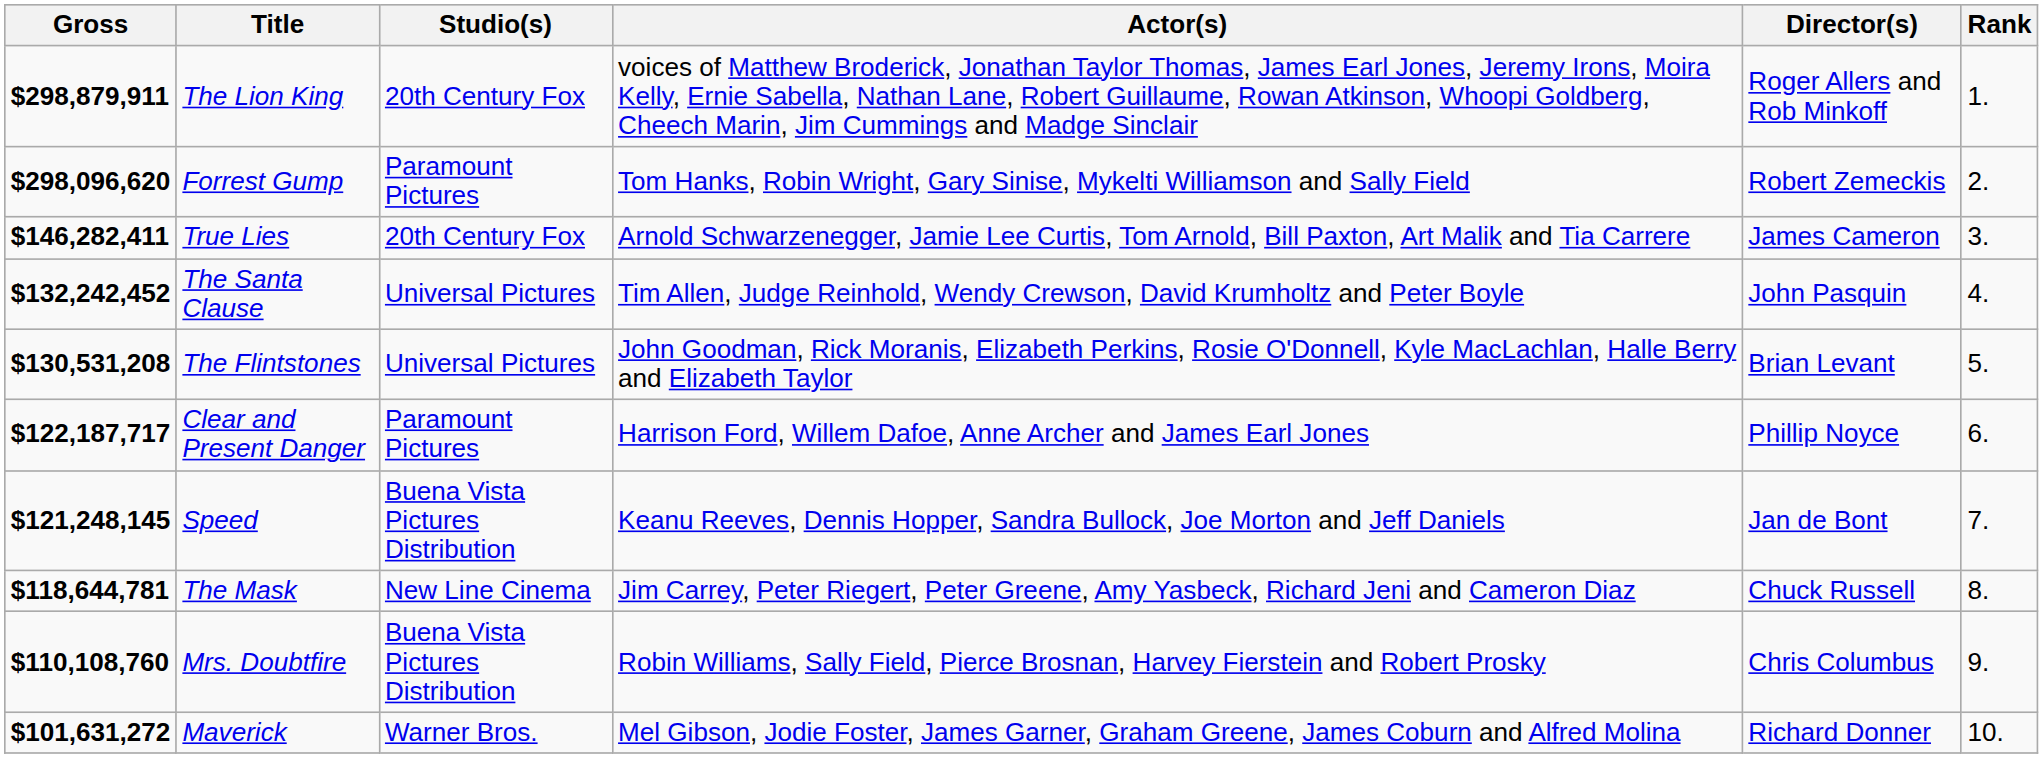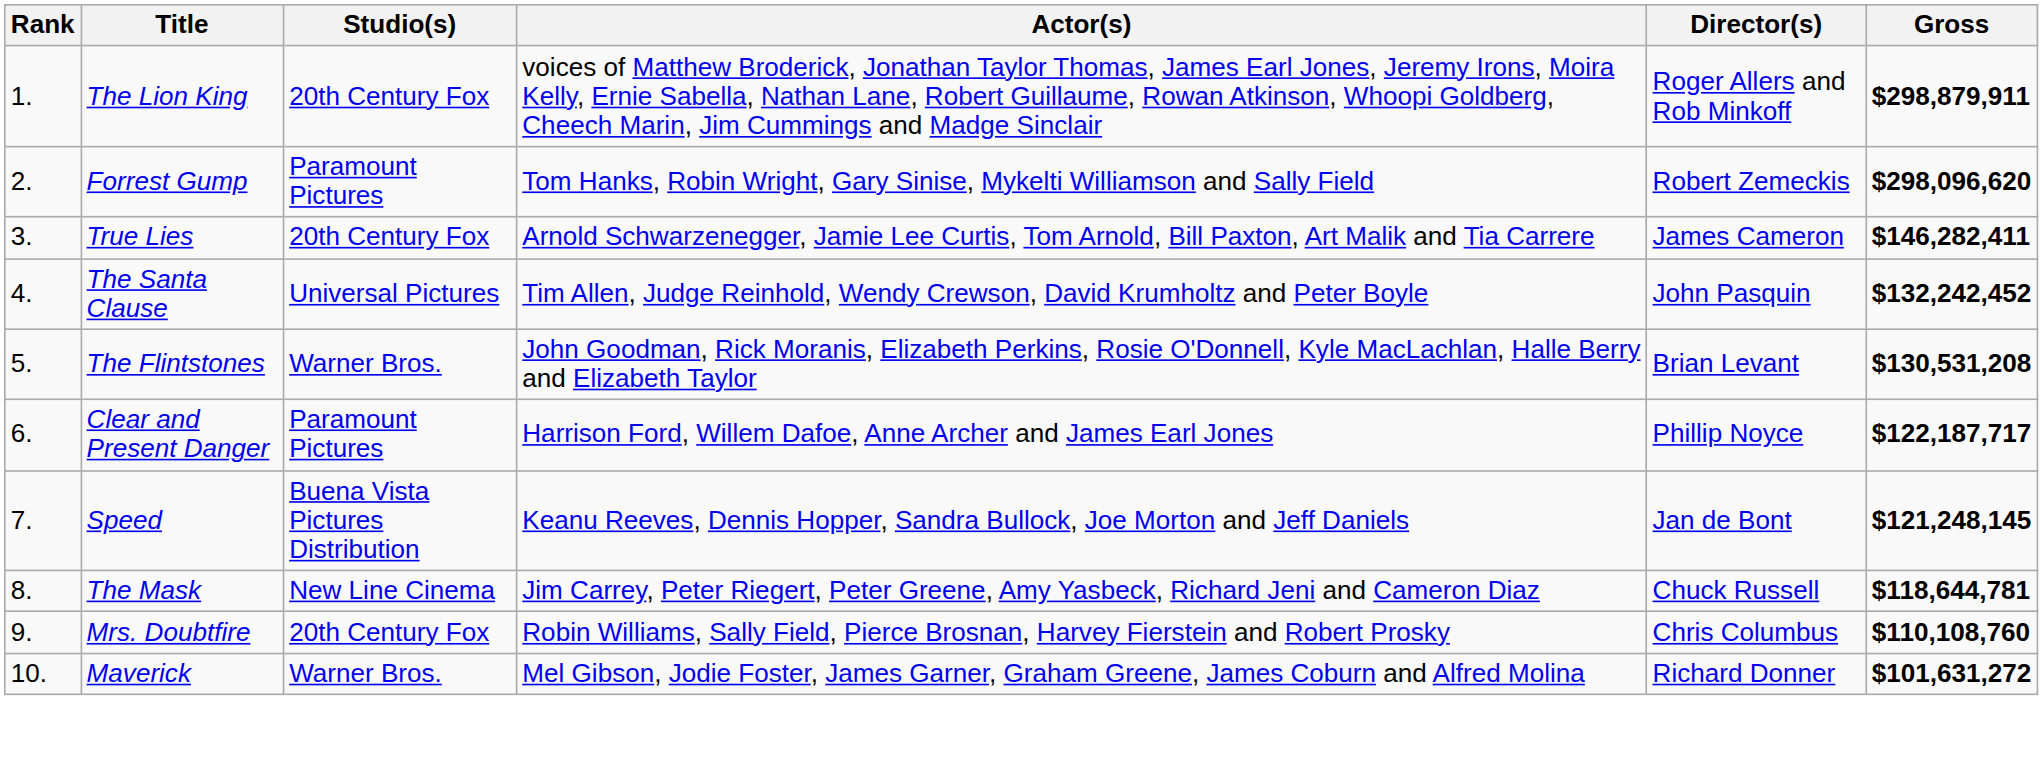columns swapped: (2000, 25) <-> (91, 25)
(490, 364) Universal Pictures -> (366, 364) Warner Bros.
(455, 661) Buena Vista Pictures Distribution -> (389, 632) 20th Century Fox
